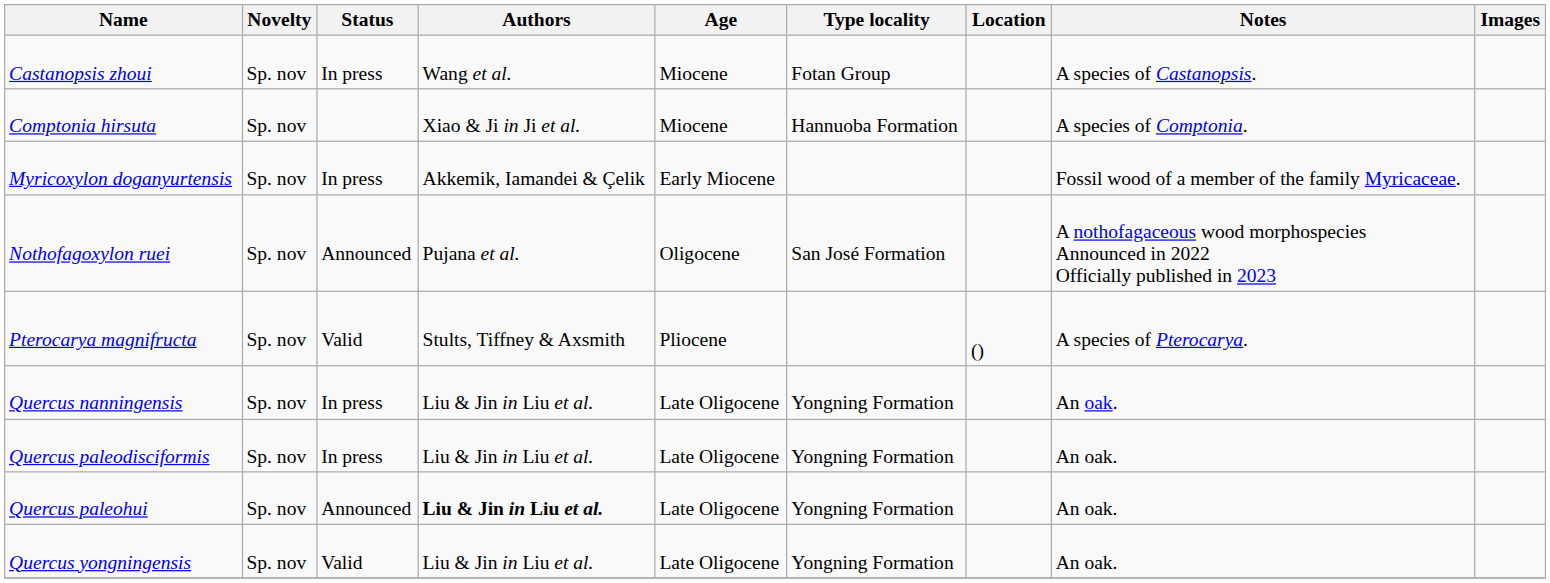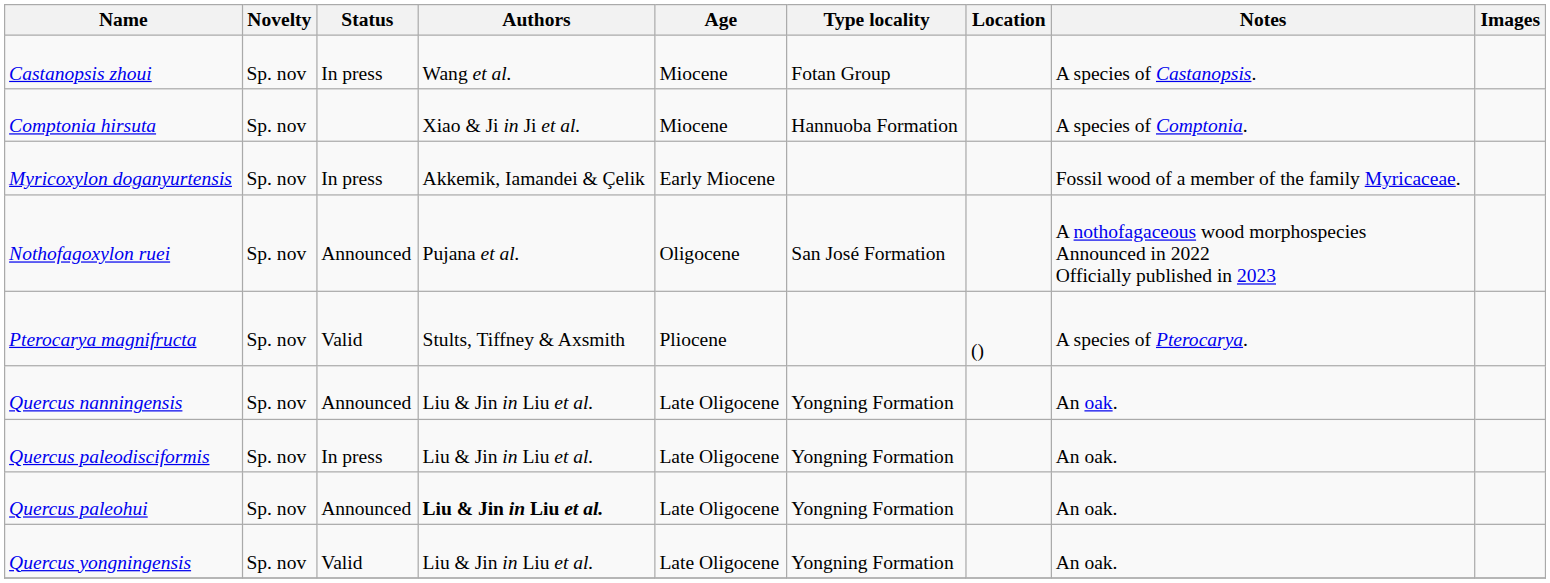(352, 403) In press -> (366, 403) Announced
